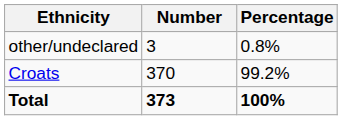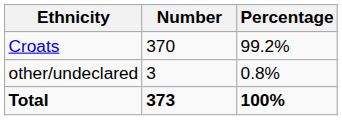rows swapped: (34, 73) <-> (73, 45)
